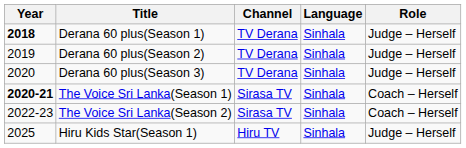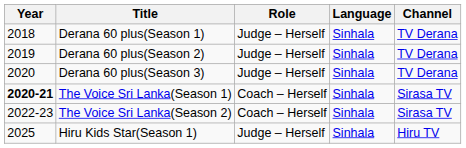columns swapped: (267, 14) <-> (413, 14)
(21, 34) bold -> (21, 34) normal
